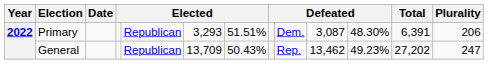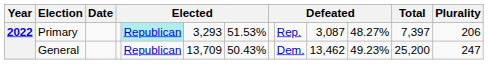(152, 31) no background -> (152, 31) paleturquoise background
(247, 31) 51.51% -> (247, 31) 51.53%
(291, 31) Dem. -> (289, 31) Rep.
(370, 31) 48.30% -> (370, 31) 48.27%
(415, 31) 6,391 -> (415, 31) 7,397
(289, 50) Rep. -> (291, 50) Dem.
(412, 50) 27,202 -> (412, 50) 25,200
